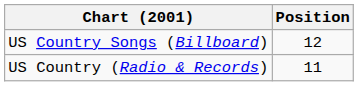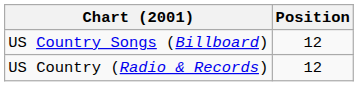(313, 68) 11 -> (313, 68) 12
